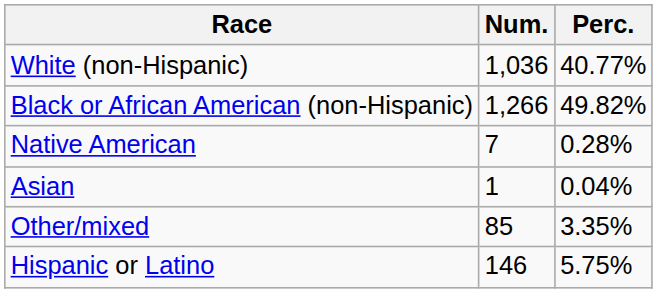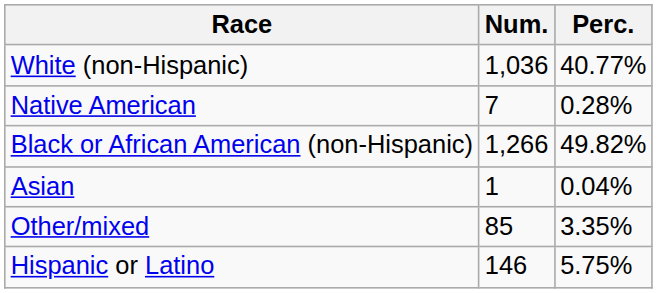rows swapped: (242, 105) <-> (103, 145)
